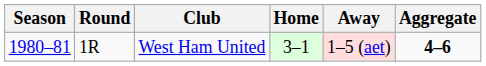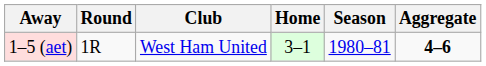columns swapped: (40, 18) <-> (359, 18)
